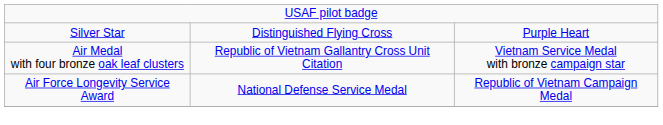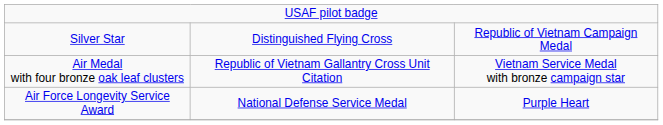(556, 32) Purple Heart -> (556, 39) Republic of Vietnam Campaign Medal
(556, 90) Republic of Vietnam Campaign Medal -> (556, 103) Purple Heart
